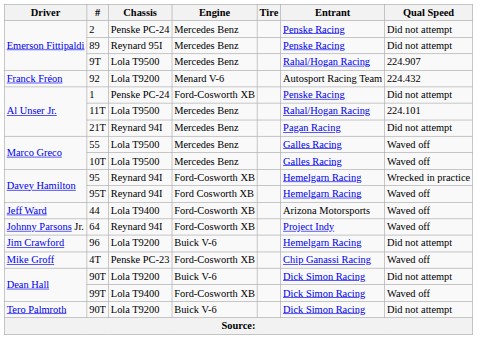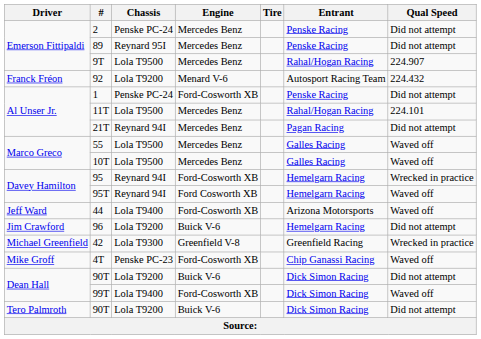- row: (45, 227)
+ row: (47, 243)
